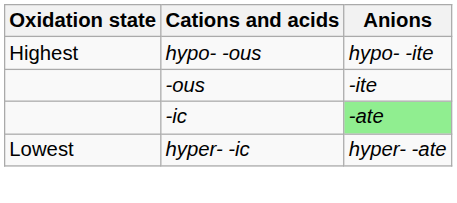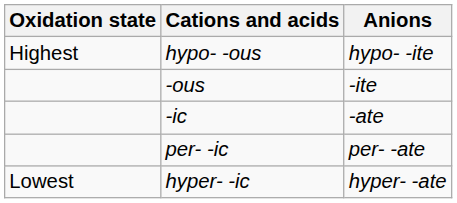(366, 117) lightgreen background -> (366, 117) no background
+ row: (197, 149)
